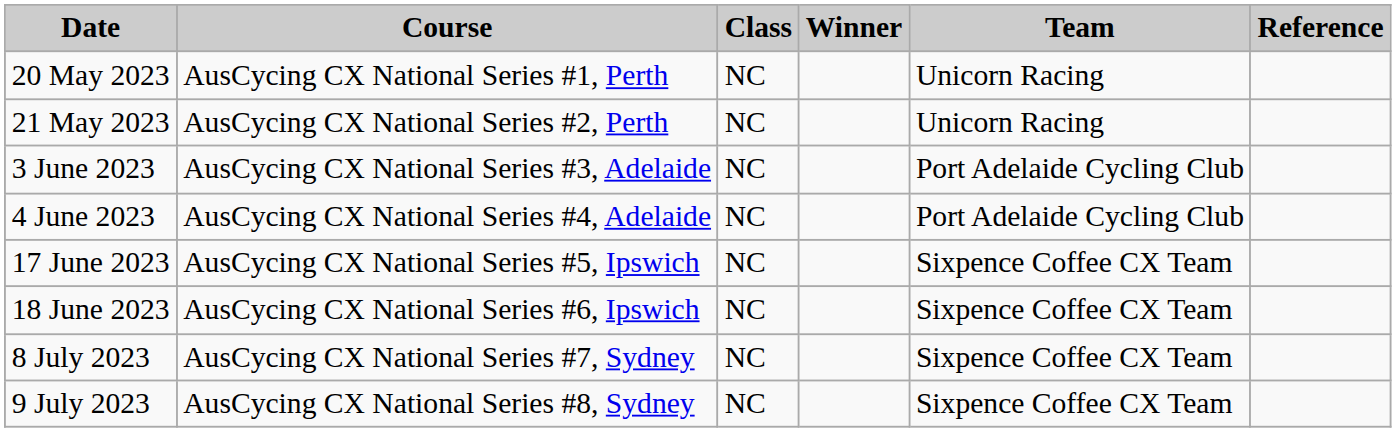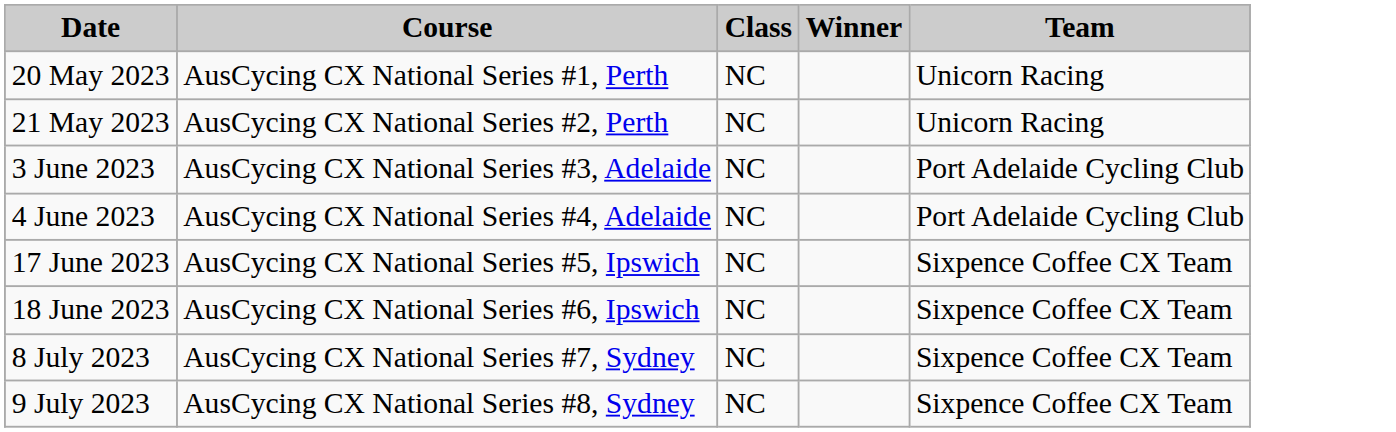- column: (1321, 27)
